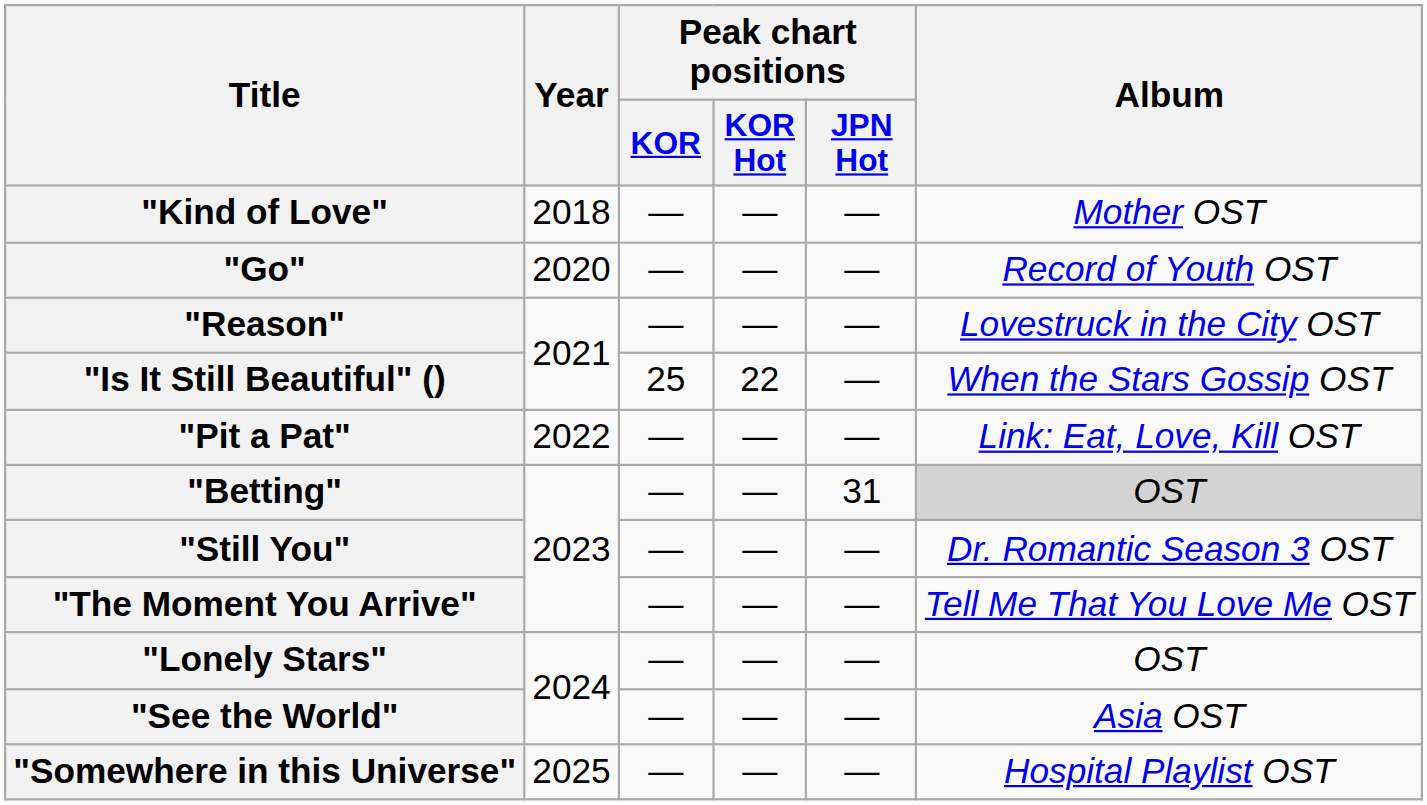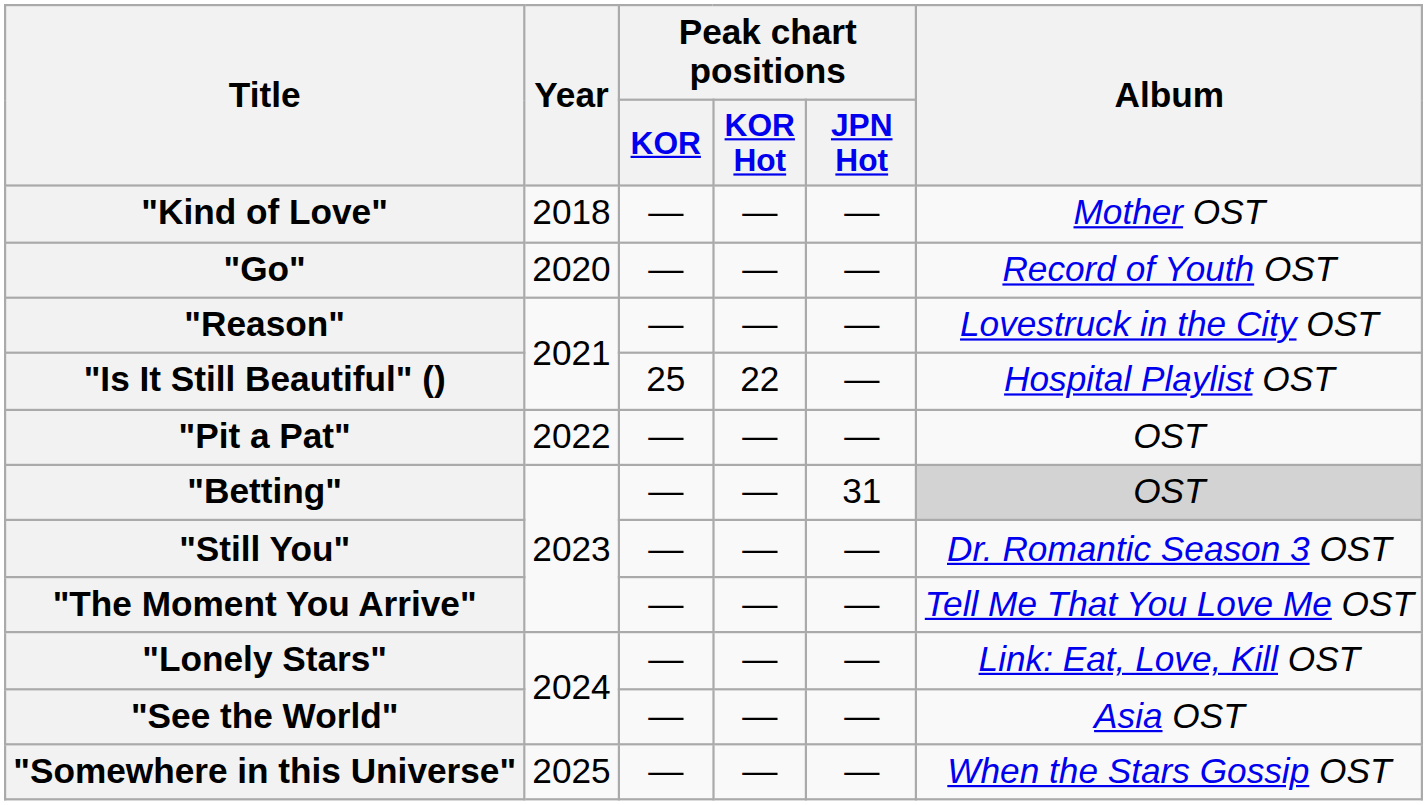(1169, 380) When the Stars Gossip OST -> (1169, 380) Hospital Playlist OST
(1169, 436) Link: Eat, Love, Kill OST -> (1169, 436) OST
(1169, 659) OST -> (1169, 659) Link: Eat, Love, Kill OST
(1169, 771) Hospital Playlist OST -> (1169, 771) When the Stars Gossip OST
